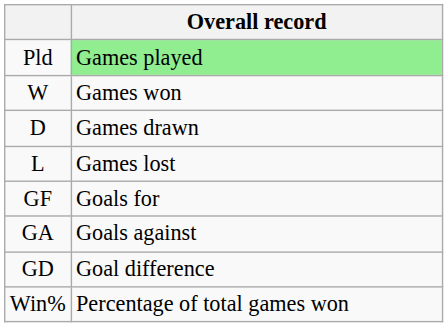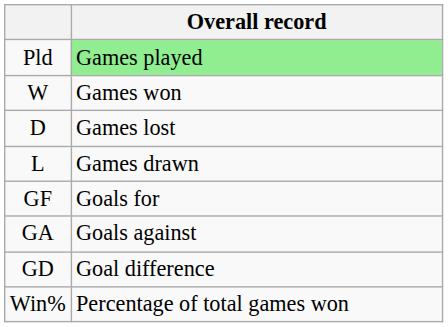(137, 127) Games drawn -> (126, 127) Games lost
(126, 163) Games lost -> (137, 163) Games drawn
